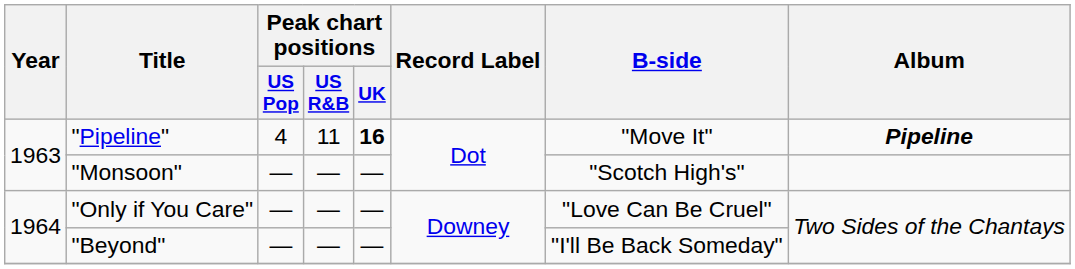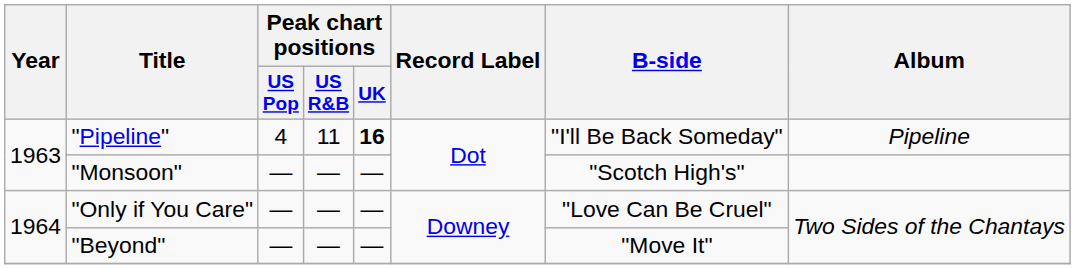(667, 136) "Move It" -> (667, 136) "I'll Be Back Someday"
(929, 136) bold -> (929, 136) normal
(667, 245) "I'll Be Back Someday" -> (667, 245) "Move It"
